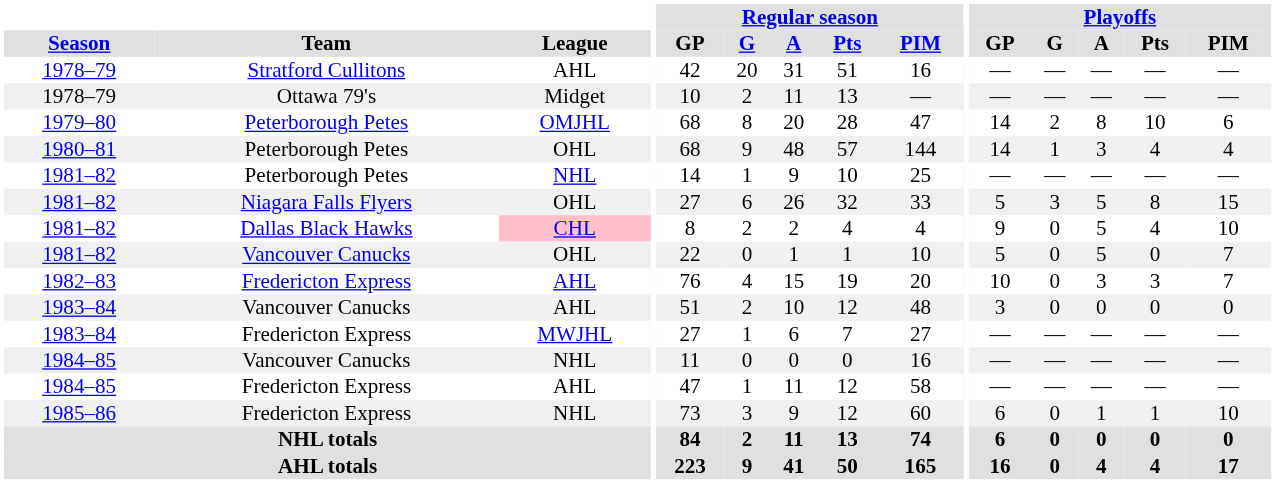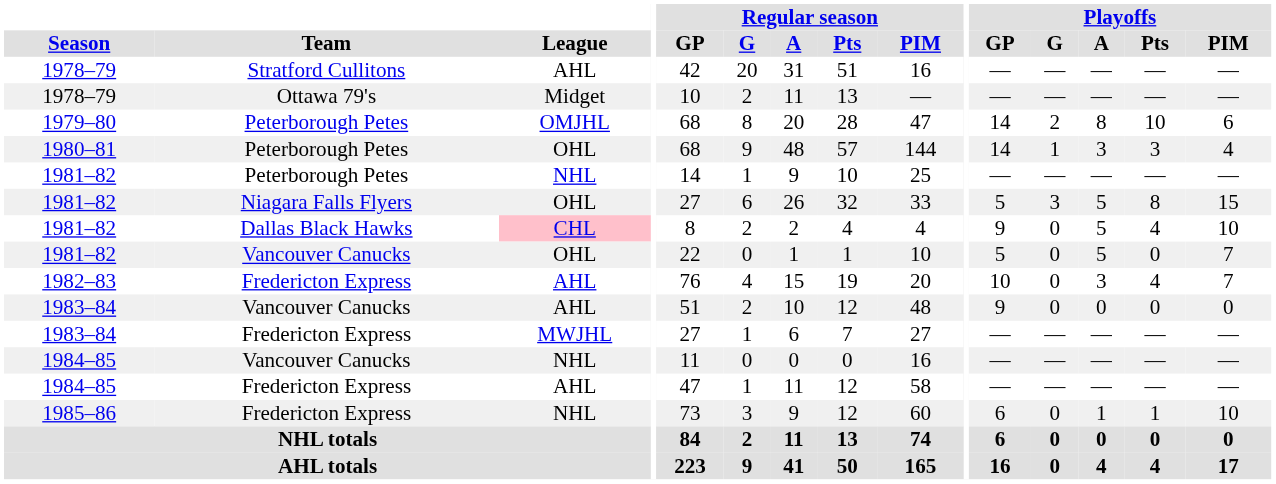(1155, 149) 4 -> (1155, 149) 3
(1155, 281) 3 -> (1155, 281) 4
(1000, 307) 3 -> (1000, 307) 9
